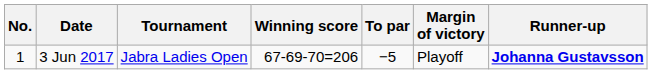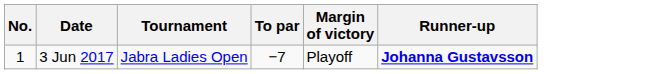- column: (306, 25)
(388, 57) −5 -> (277, 57) −7
